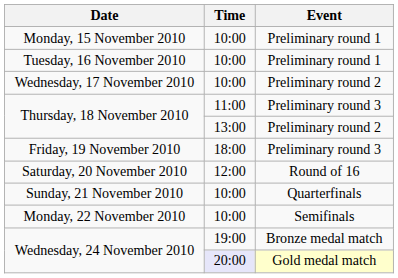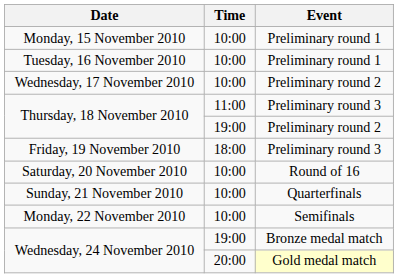(230, 127) 13:00 -> (230, 127) 19:00
(230, 171) 12:00 -> (230, 171) 10:00
(230, 261) lavender background -> (230, 261) no background
